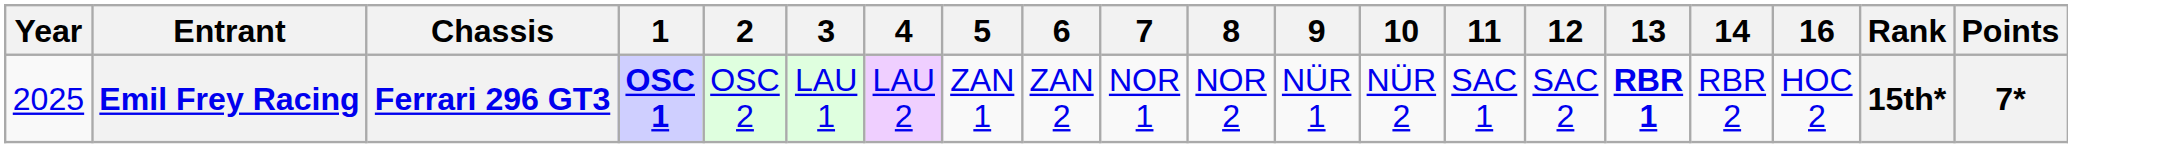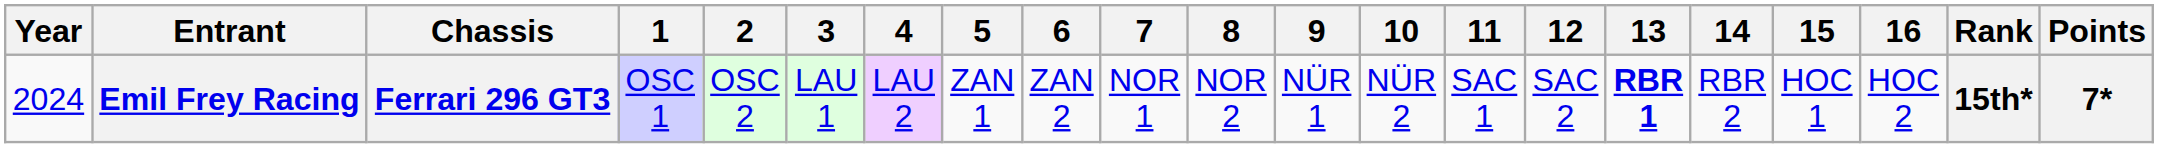+ column: (1817, 30)
(48, 98) 2025 -> (48, 98) 2024
(660, 98) bold -> (660, 98) normal
